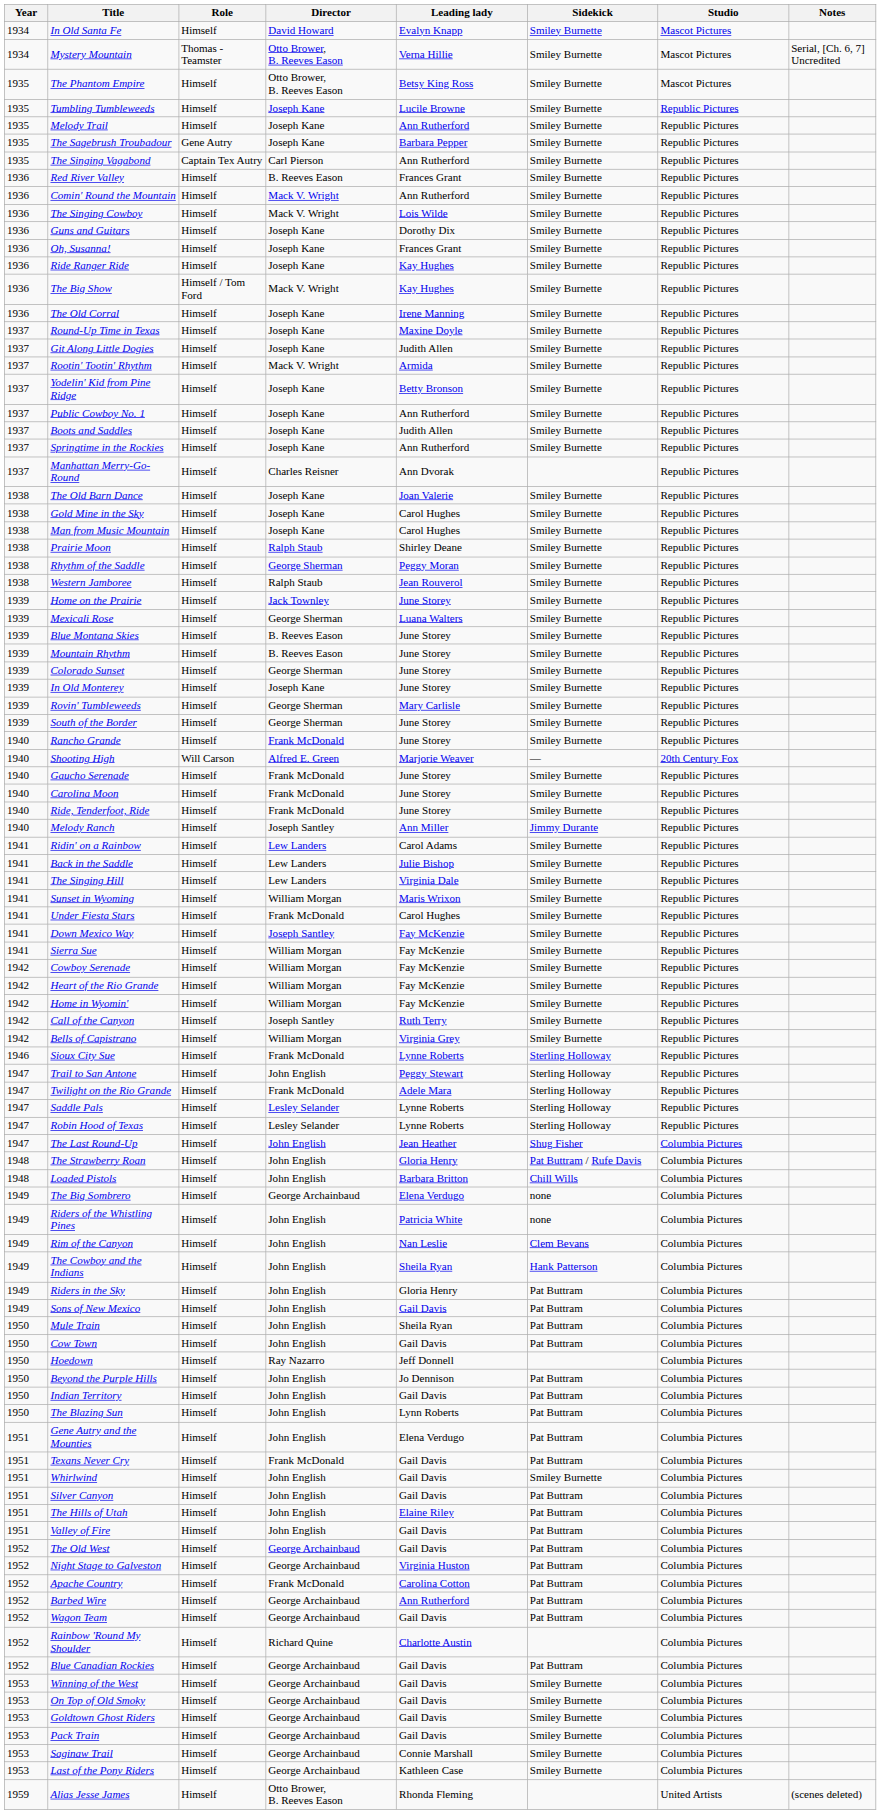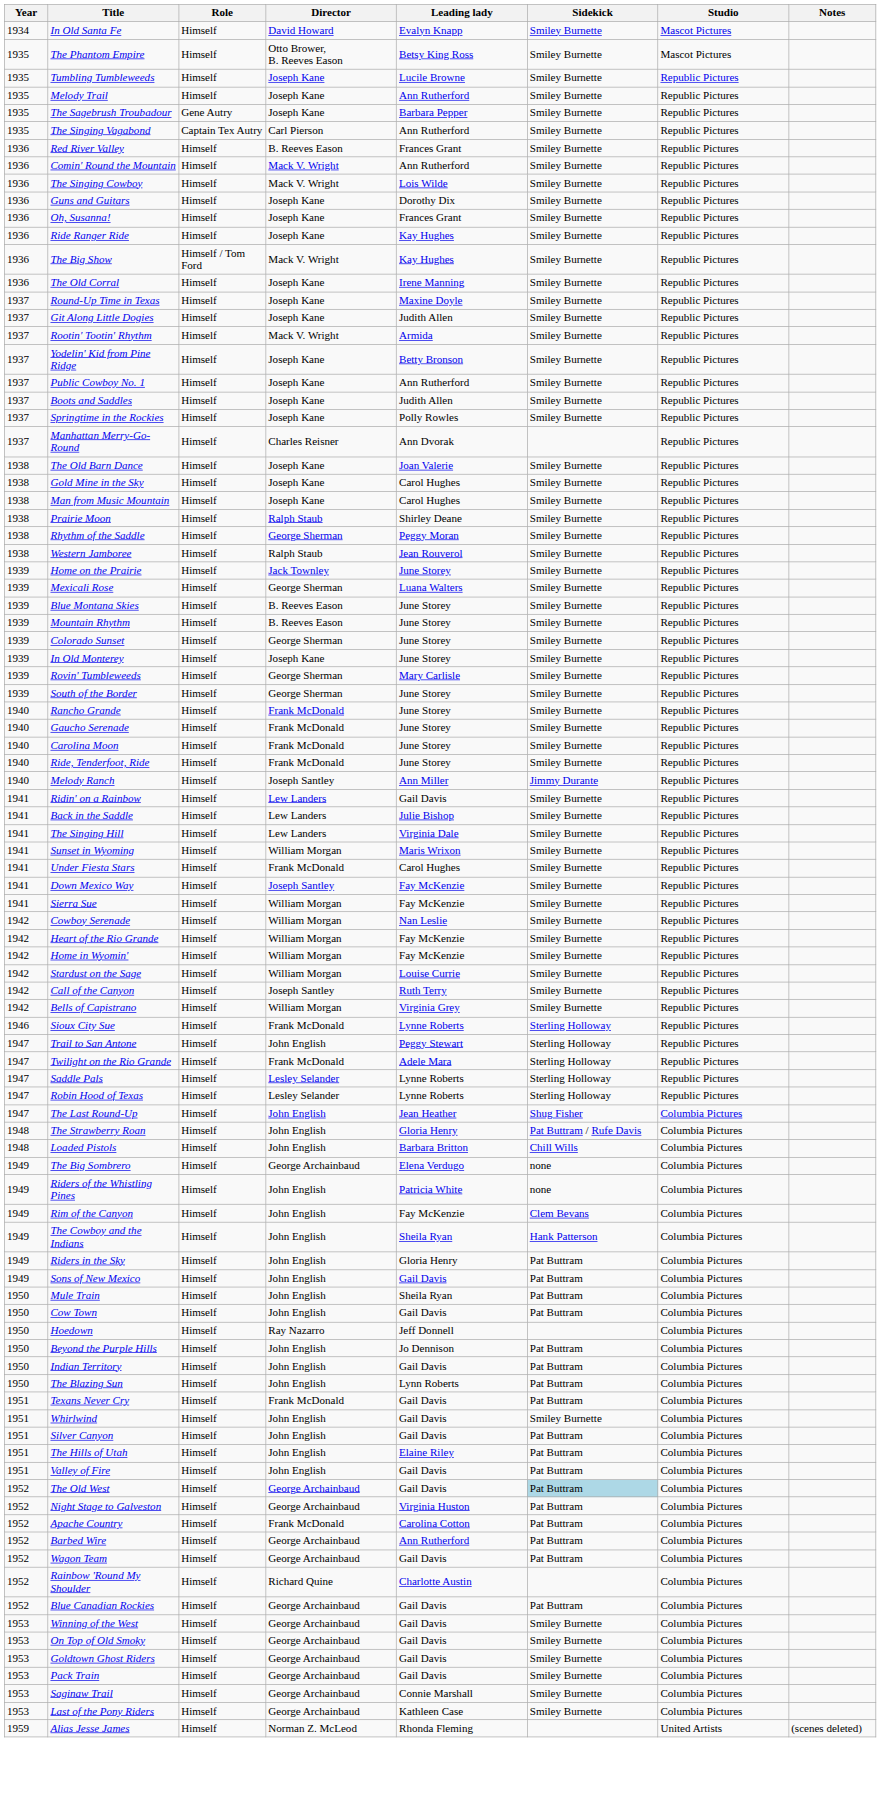- row: (91, 54)
(434, 448) Ann Rutherford -> (429, 418) Polly Rowles
- row: (83, 758)
(428, 845) Carol Adams -> (423, 798) Gail Davis
(432, 968) Fay McKenzie -> (423, 920) Nan Leslie
+ row: (96, 973)
(423, 1243) Nan Leslie -> (432, 1213) Fay McKenzie
- row: (93, 1437)
(556, 1548) no background -> (556, 1488) lightblue background
(306, 1794) Otto Brower, B. Reeves Eason -> (313, 1728) Norman Z. McLeod
